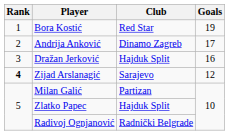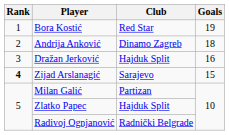(210, 43) 17 -> (210, 43) 18
(210, 75) 12 -> (210, 75) 15
